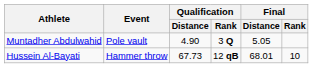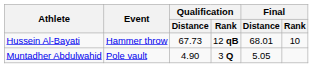rows swapped: (54, 41) <-> (43, 56)
